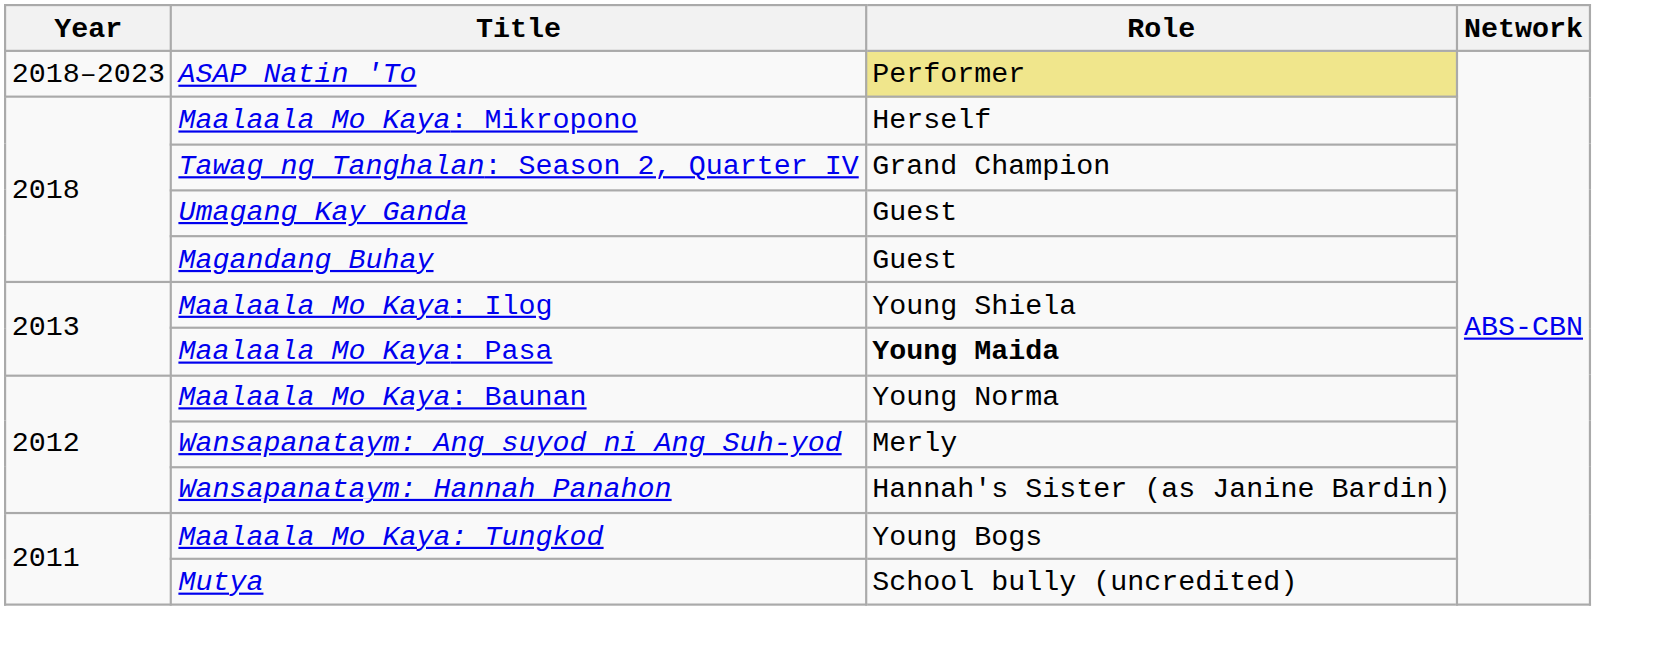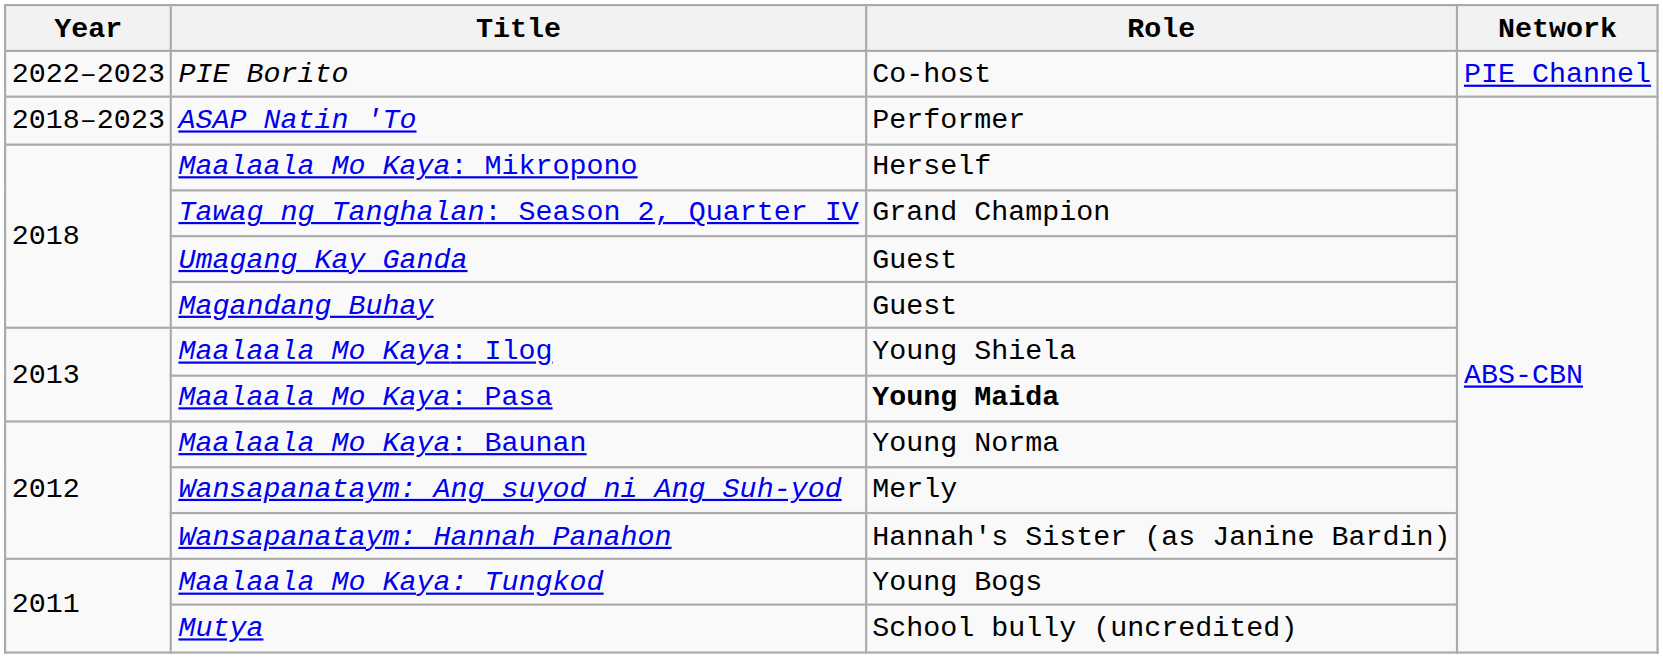+ row: (263, 74)
(949, 74) khaki background -> (949, 121) no background
